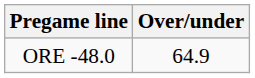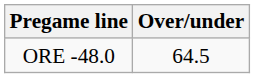(191, 55) 64.9 -> (191, 55) 64.5
